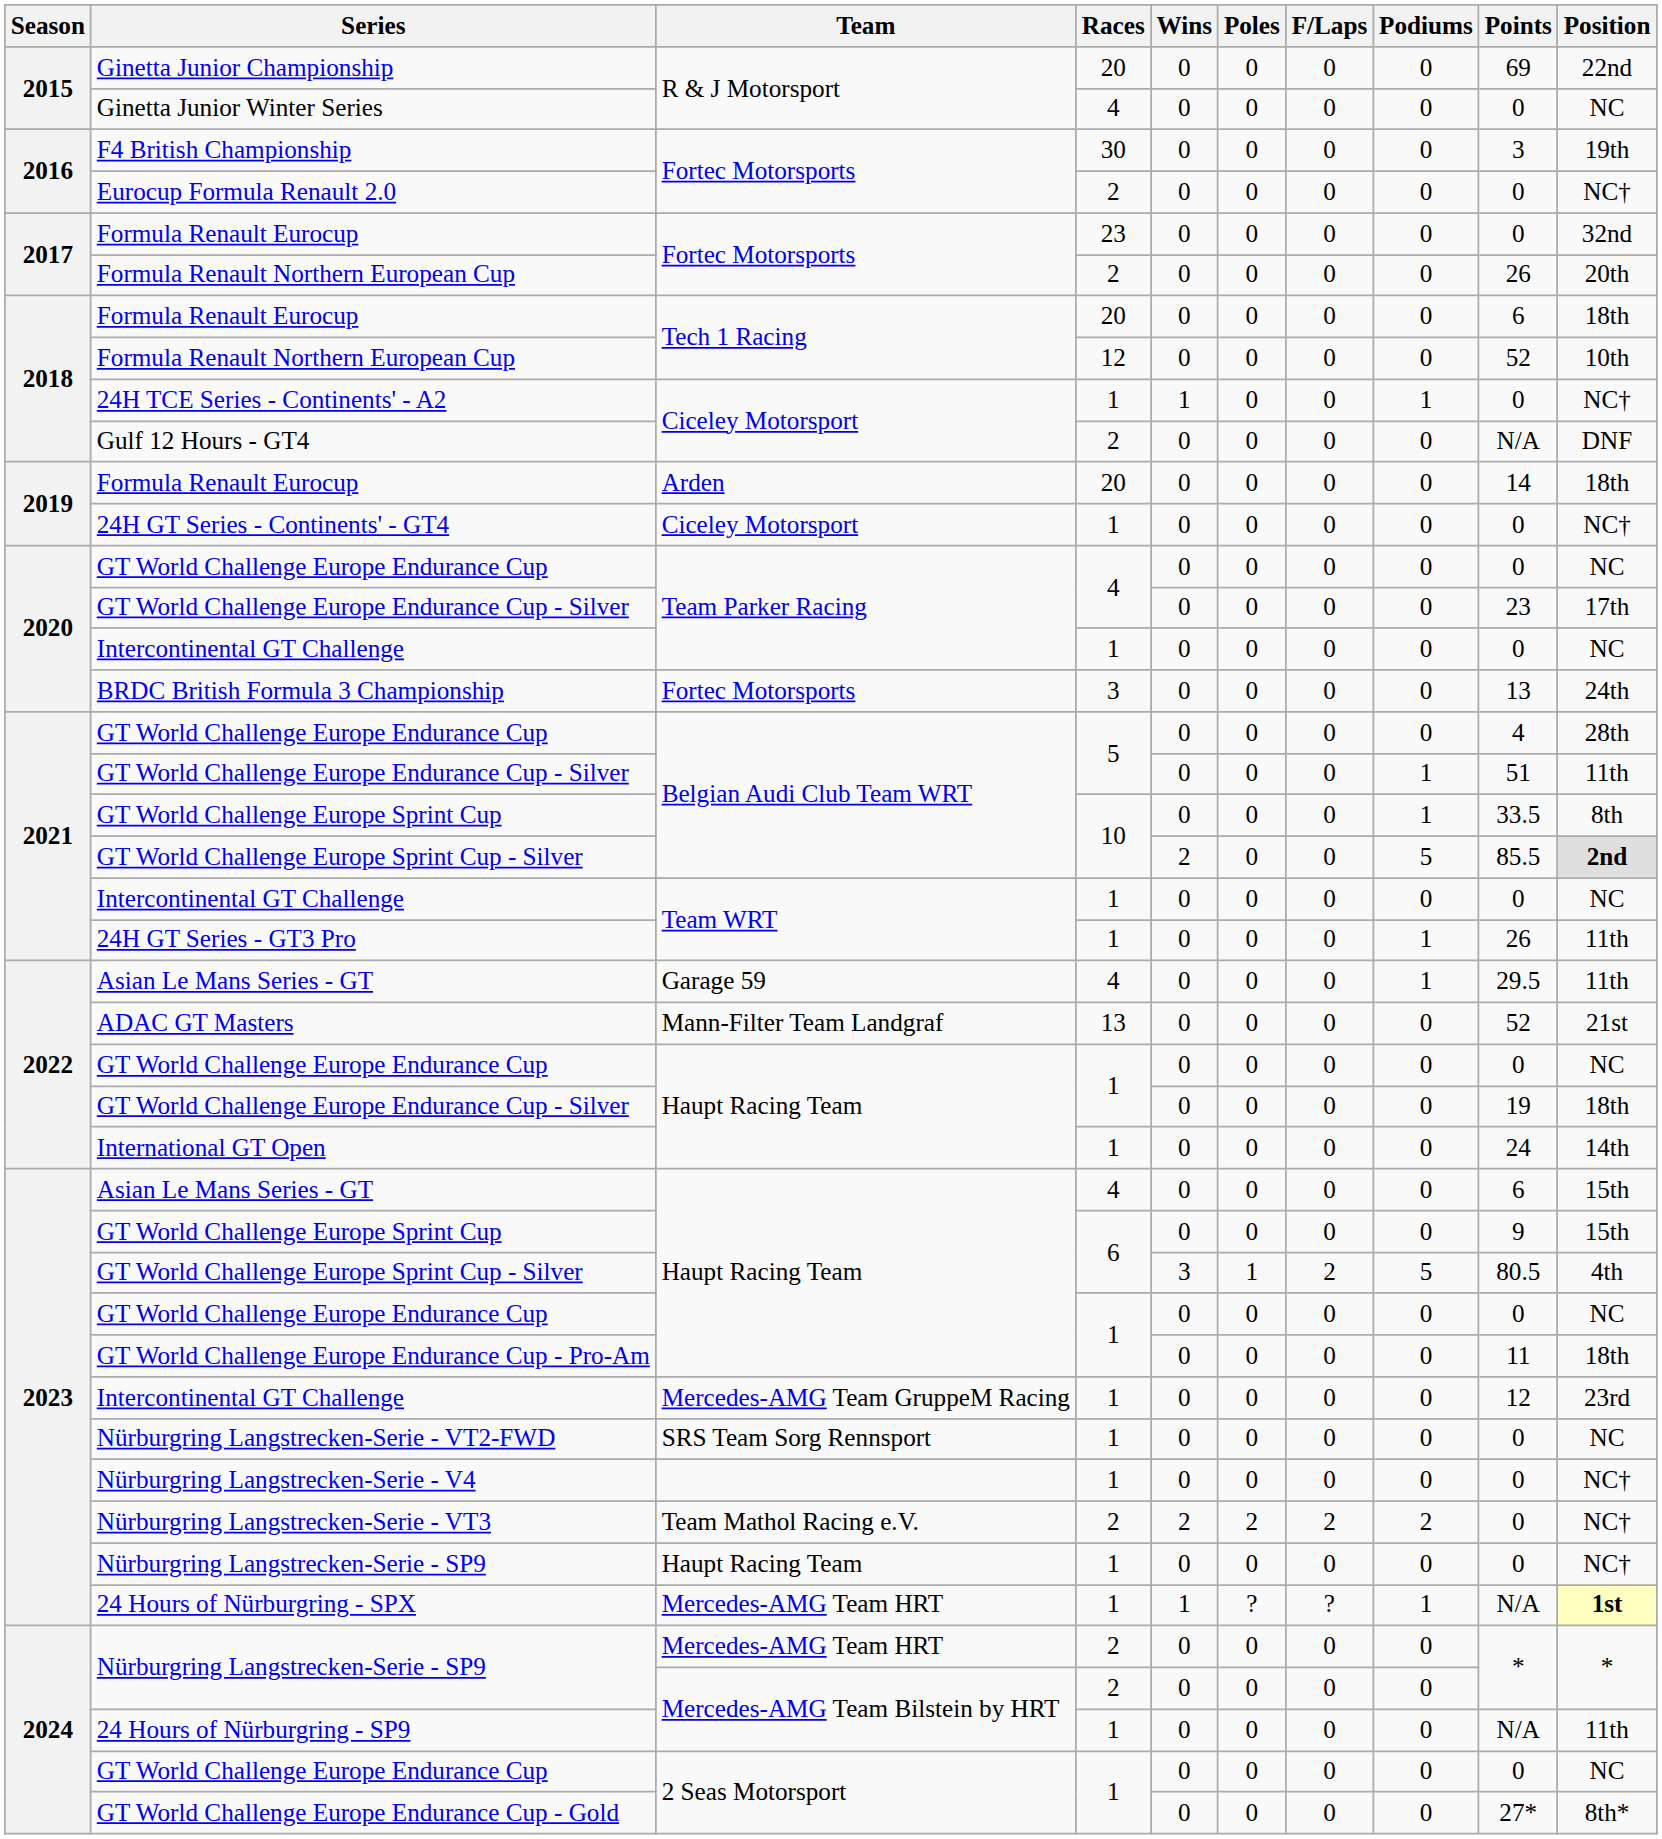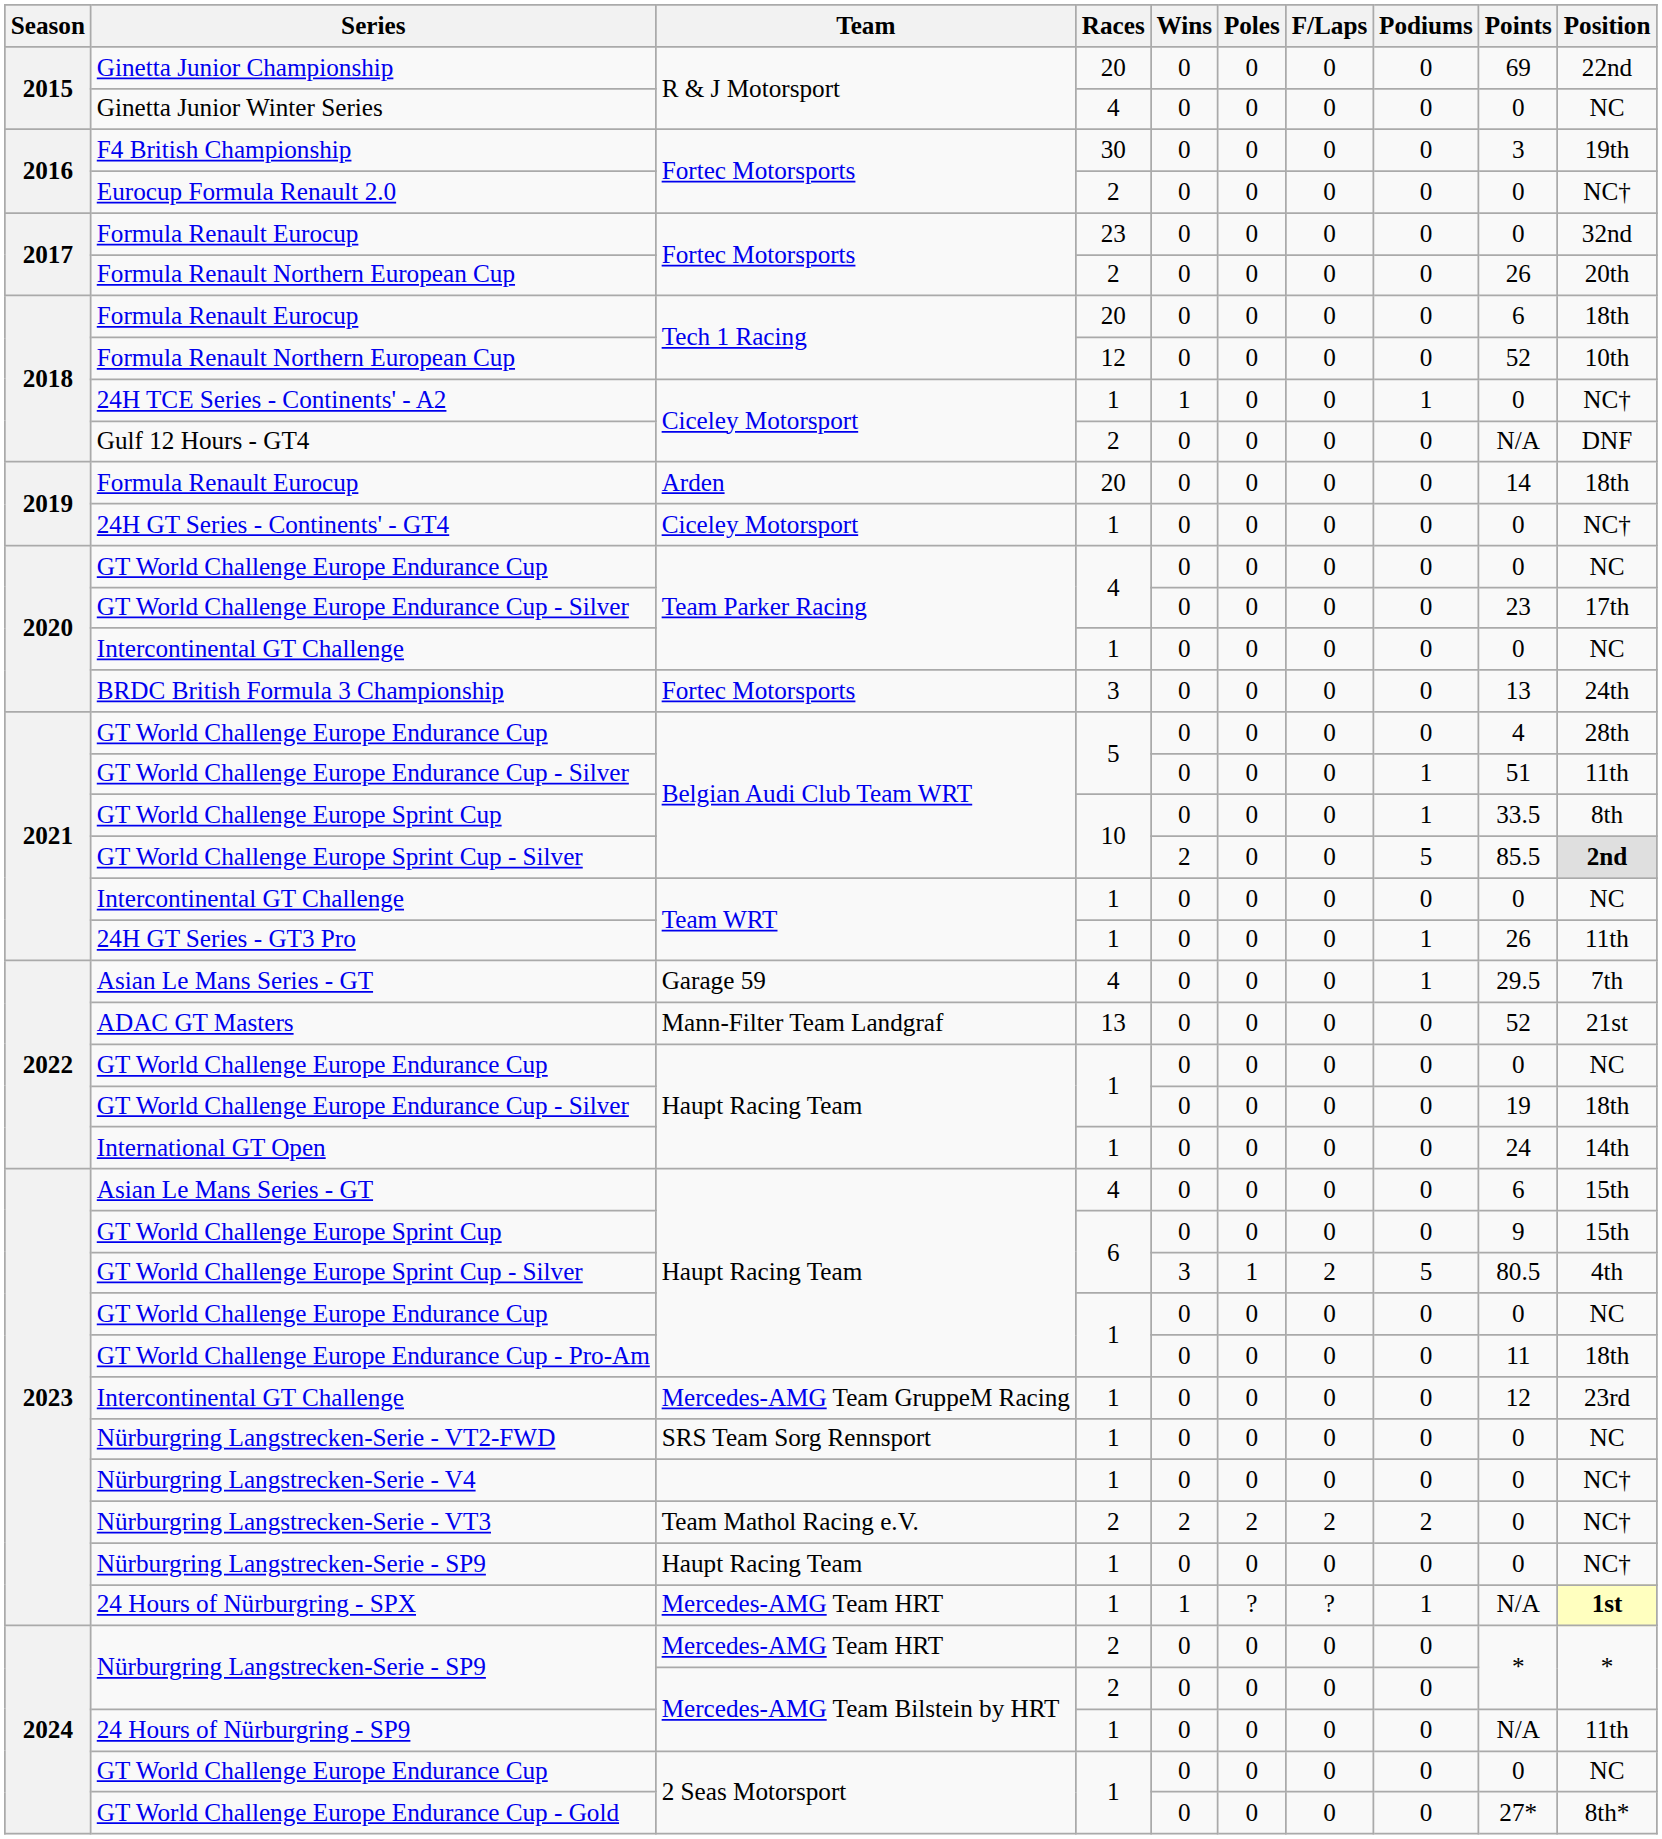(1607, 981) 11th -> (1607, 981) 7th
